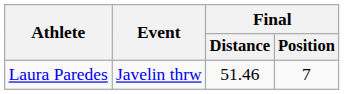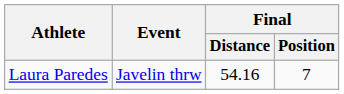(240, 75) 51.46 -> (240, 75) 54.16
